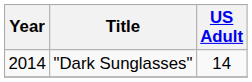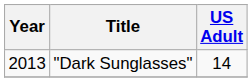(27, 63) 2014 -> (27, 63) 2013
